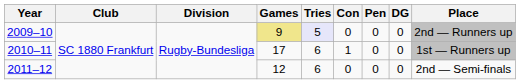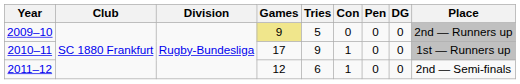(318, 32) lavender background -> (318, 32) no background
(318, 50) 6 -> (318, 50) 9
(348, 69) 0 -> (348, 69) 1
